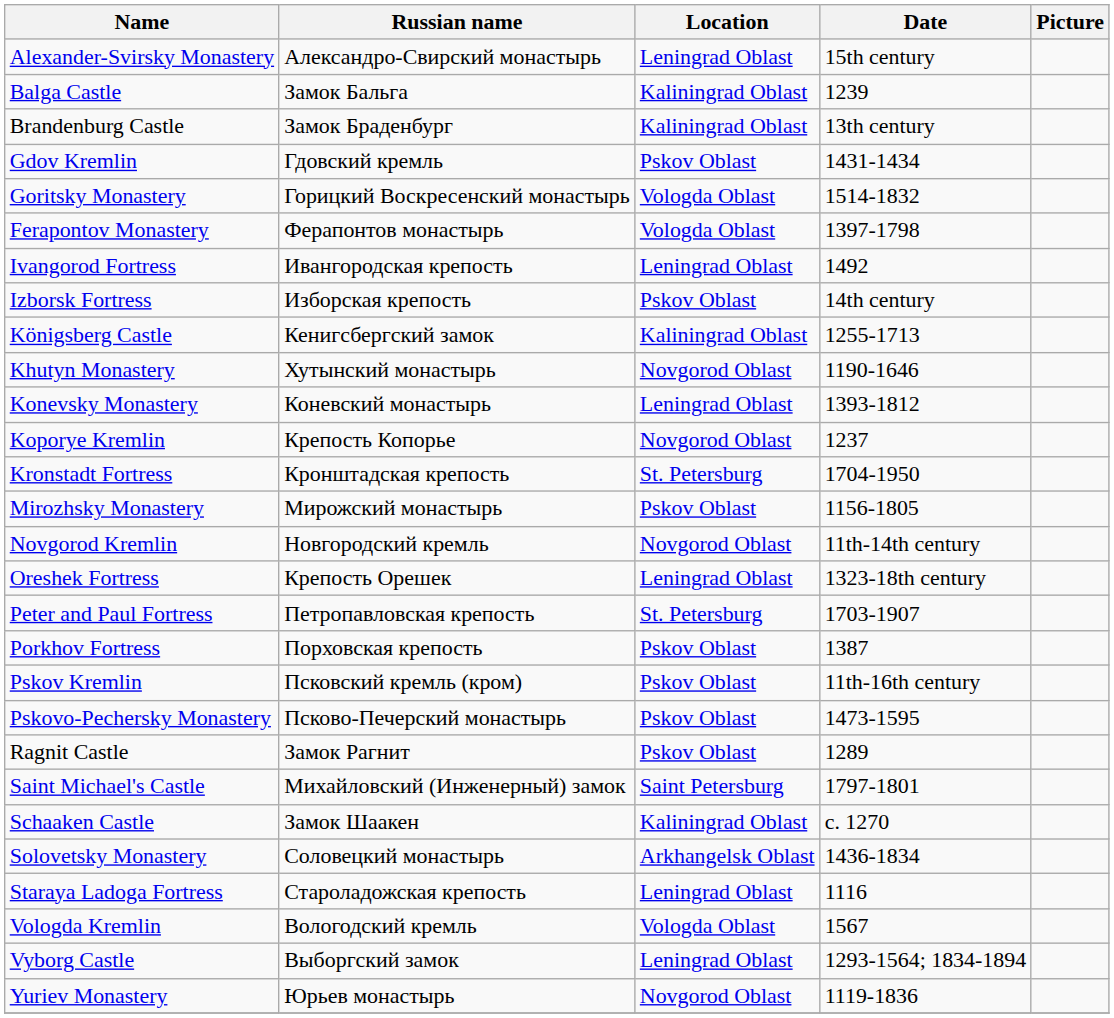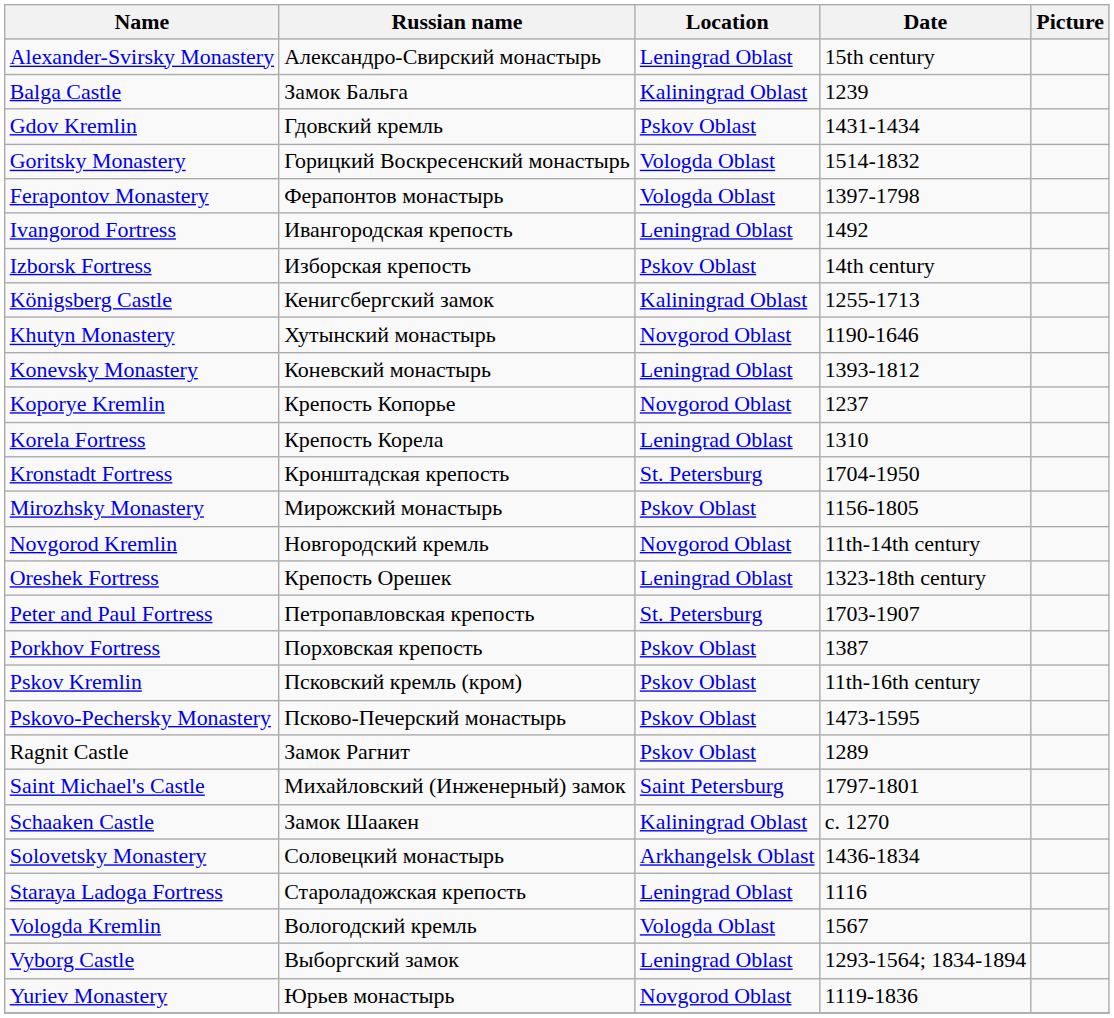- row: (97, 126)
+ row: (78, 439)
